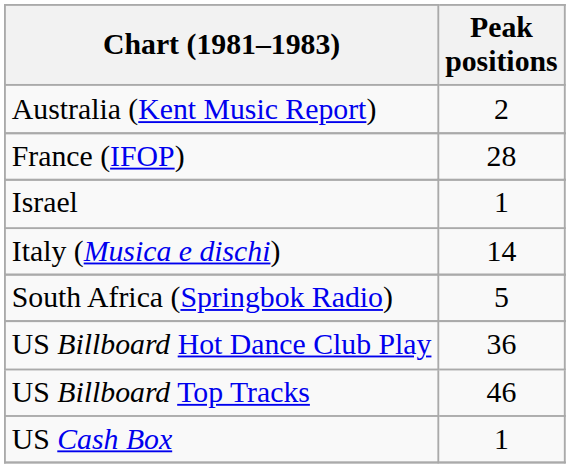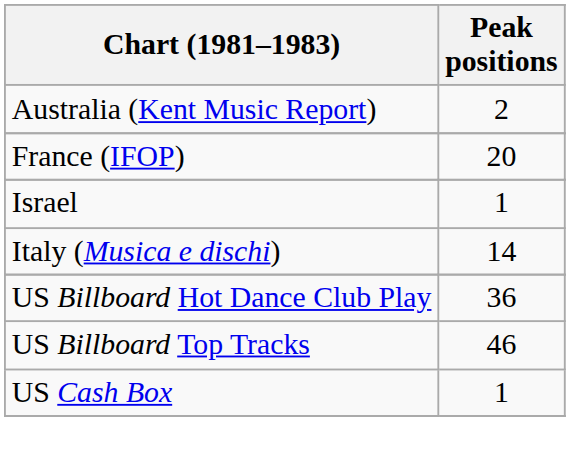(501, 155) 28 -> (501, 155) 20
- row: (202, 297)
